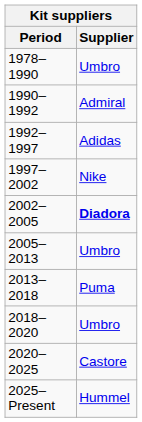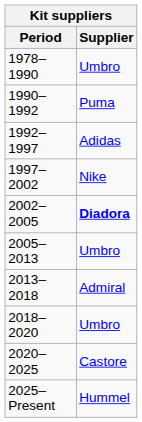(102, 103) Admiral -> (97, 103) Puma
(97, 287) Puma -> (102, 287) Admiral
